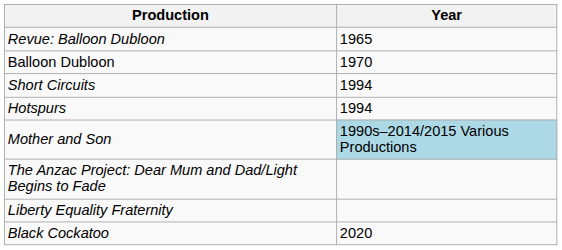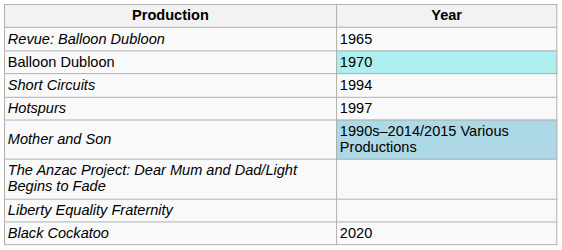(356, 62) no background -> (356, 62) paleturquoise background
(356, 108) 1994 -> (356, 108) 1997
